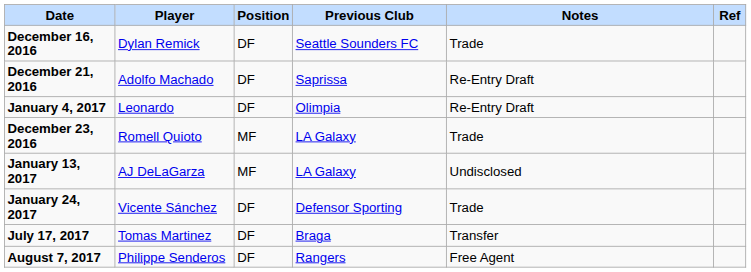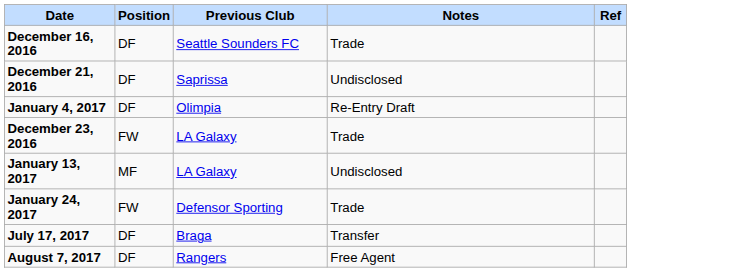- column: (175, 15)
(492, 79) Re-Entry Draft -> (366, 79) Undisclosed
(247, 136) MF -> (128, 136) FW
(246, 207) DF -> (128, 207) FW
